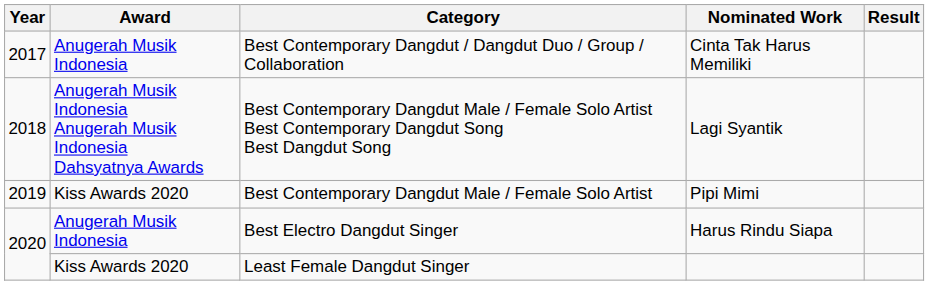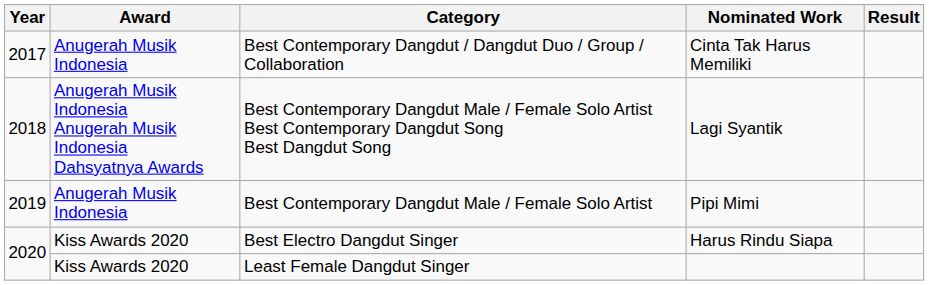(121, 194) Kiss Awards 2020 -> (115, 203) Anugerah Musik Indonesia
(115, 230) Anugerah Musik Indonesia -> (121, 240) Kiss Awards 2020
